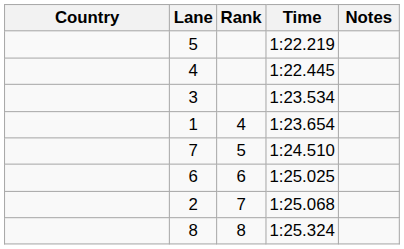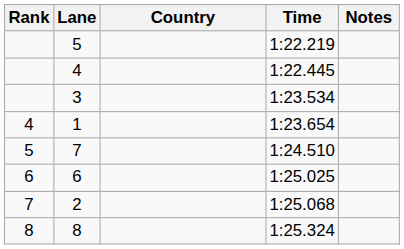columns swapped: (241, 17) <-> (87, 17)
